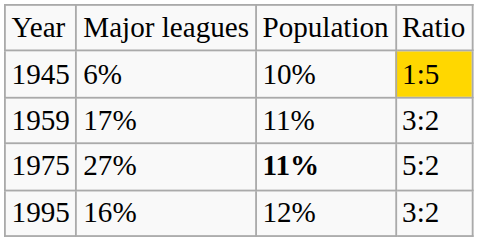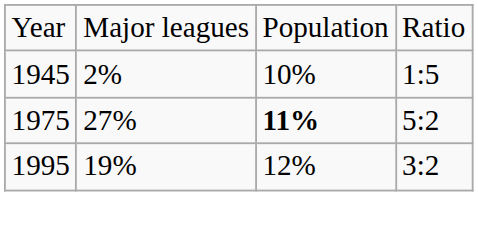(103, 73) 6% -> (103, 73) 2%
(421, 73) gold background -> (421, 73) no background
- row: (41, 119)
(110, 212) 16% -> (110, 166) 19%
